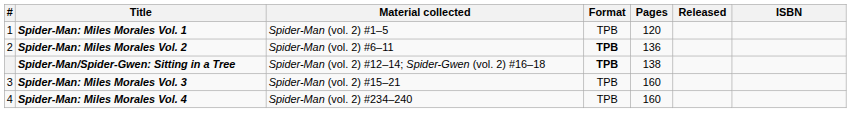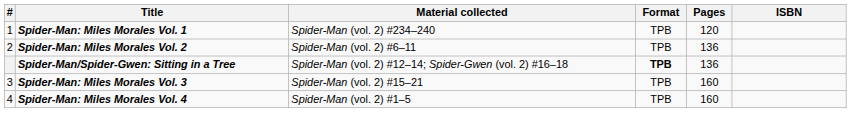- column: (702, 13)
(328, 30) Spider-Man (vol. 2) #1–5 -> (363, 30) Spider-Man (vol. 2) #234–240
(607, 47) bold -> (661, 47) normal
(652, 64) 138 -> (709, 64) 136
(341, 99) Spider-Man (vol. 2) #234–240 -> (351, 99) Spider-Man (vol. 2) #1–5
